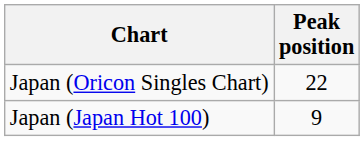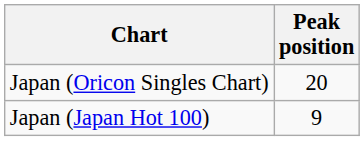(317, 82) 22 -> (317, 82) 20
